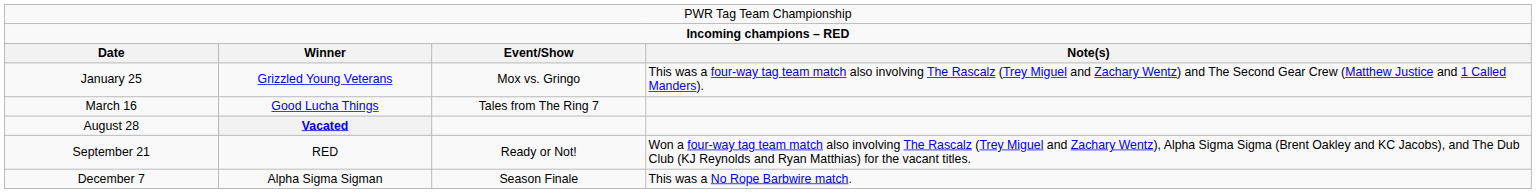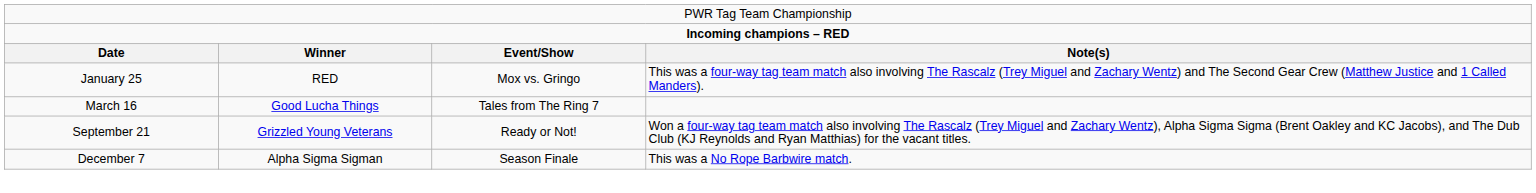(325, 79) Grizzled Young Veterans -> (325, 79) RED
- row: (111, 125)
(325, 152) RED -> (325, 132) Grizzled Young Veterans
